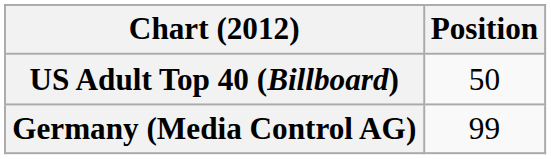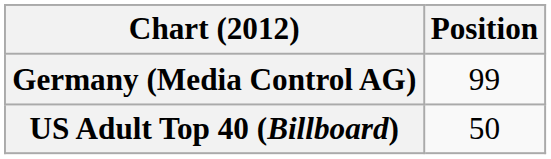rows swapped: (214, 128) <-> (214, 78)
